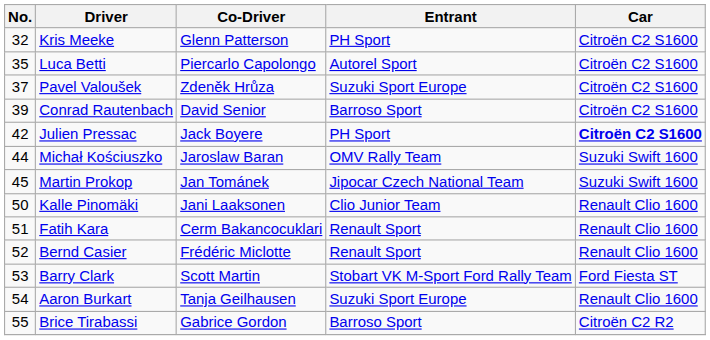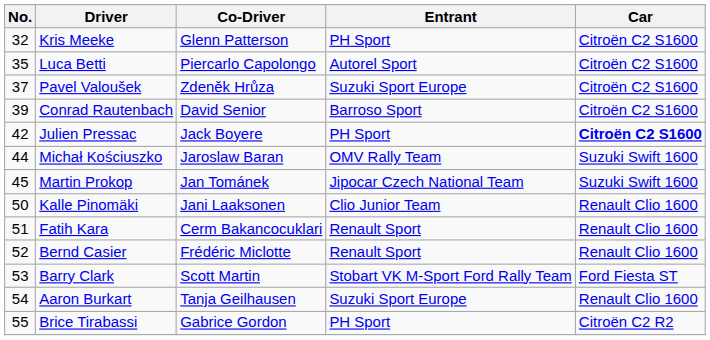(376, 322) Barroso Sport -> (360, 322) PH Sport
